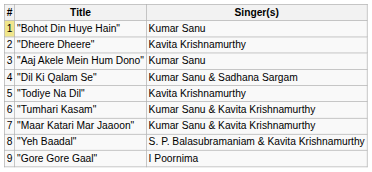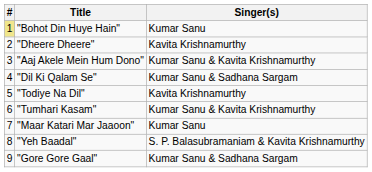(177, 61) Kumar Sanu -> (232, 61) Kumar Sanu & Kavita Krishnamurthy
(232, 126) Kumar Sanu & Kavita Krishnamurthy -> (177, 126) Kumar Sanu
(173, 158) I Poornima -> (223, 158) Kumar Sanu & Sadhana Sargam
